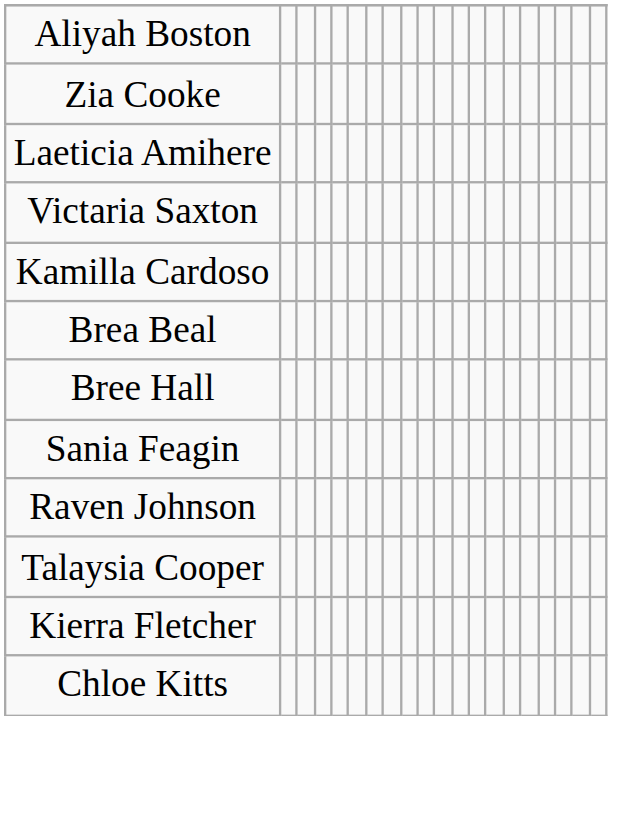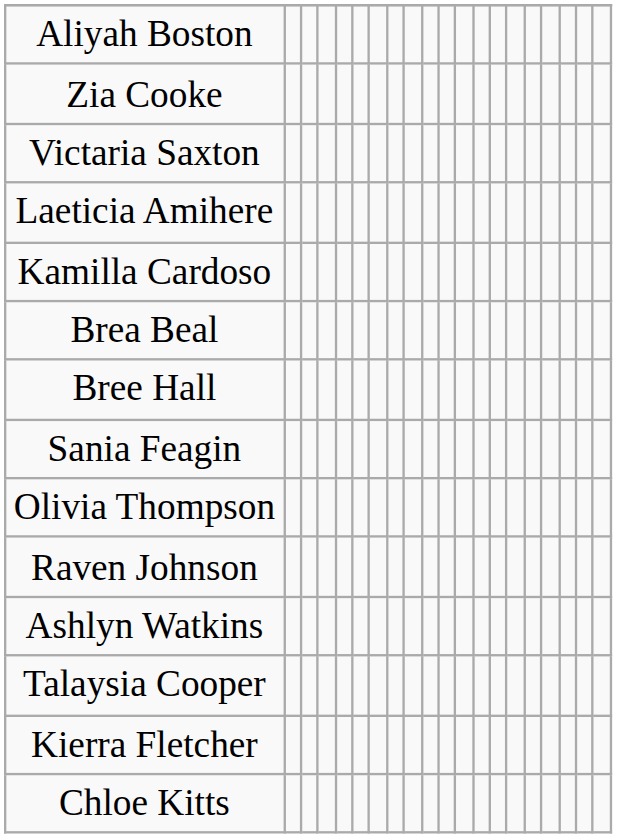rows swapped: (143, 152) <-> (143, 211)
+ row: (144, 507)
+ row: (144, 625)
